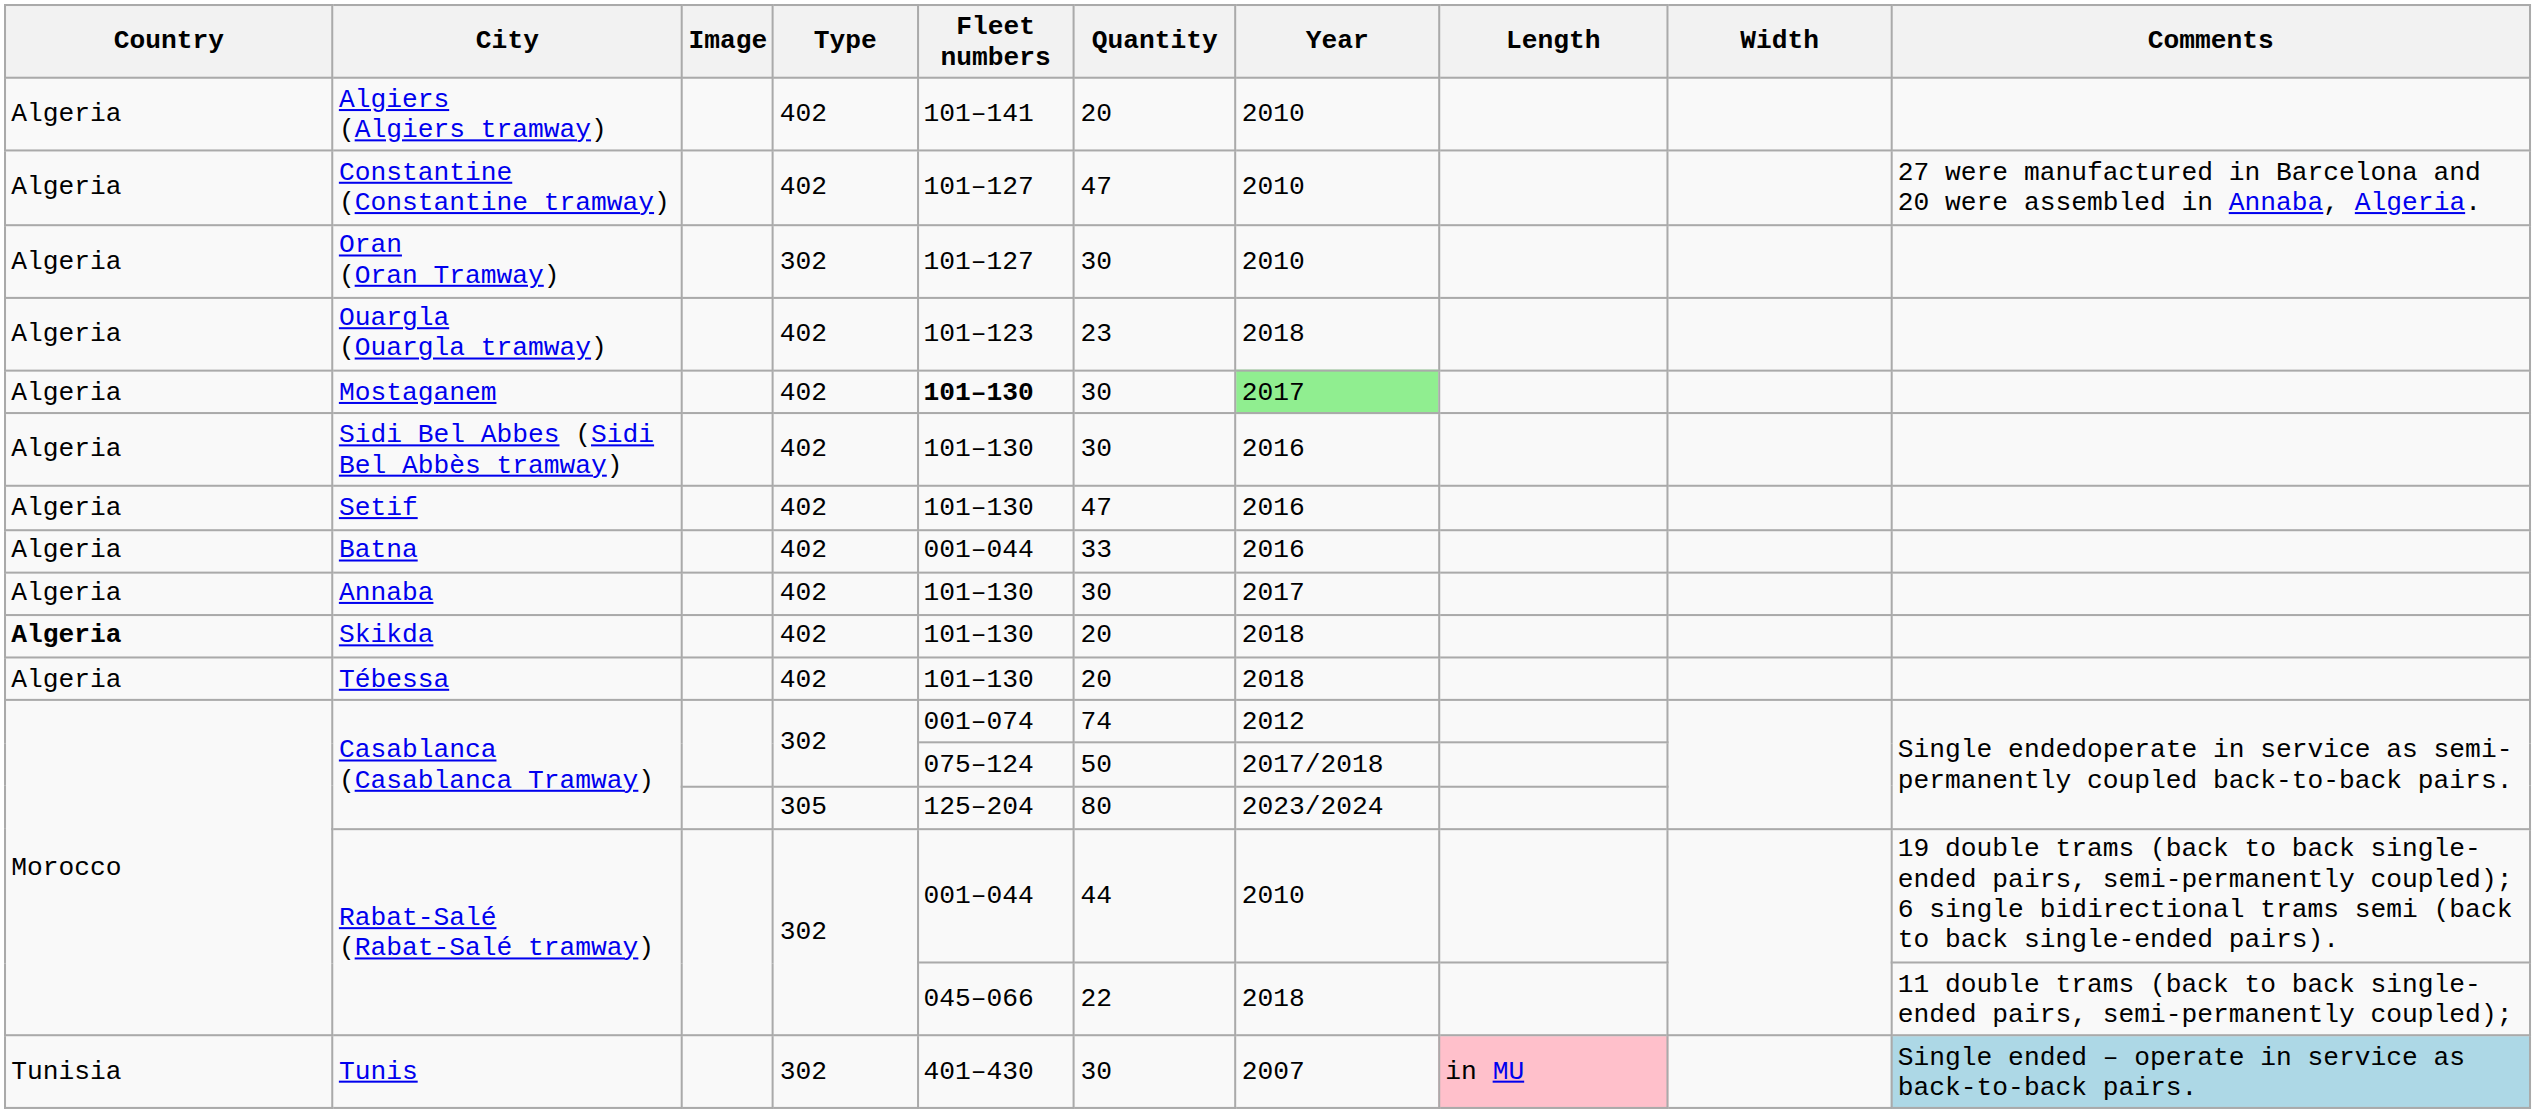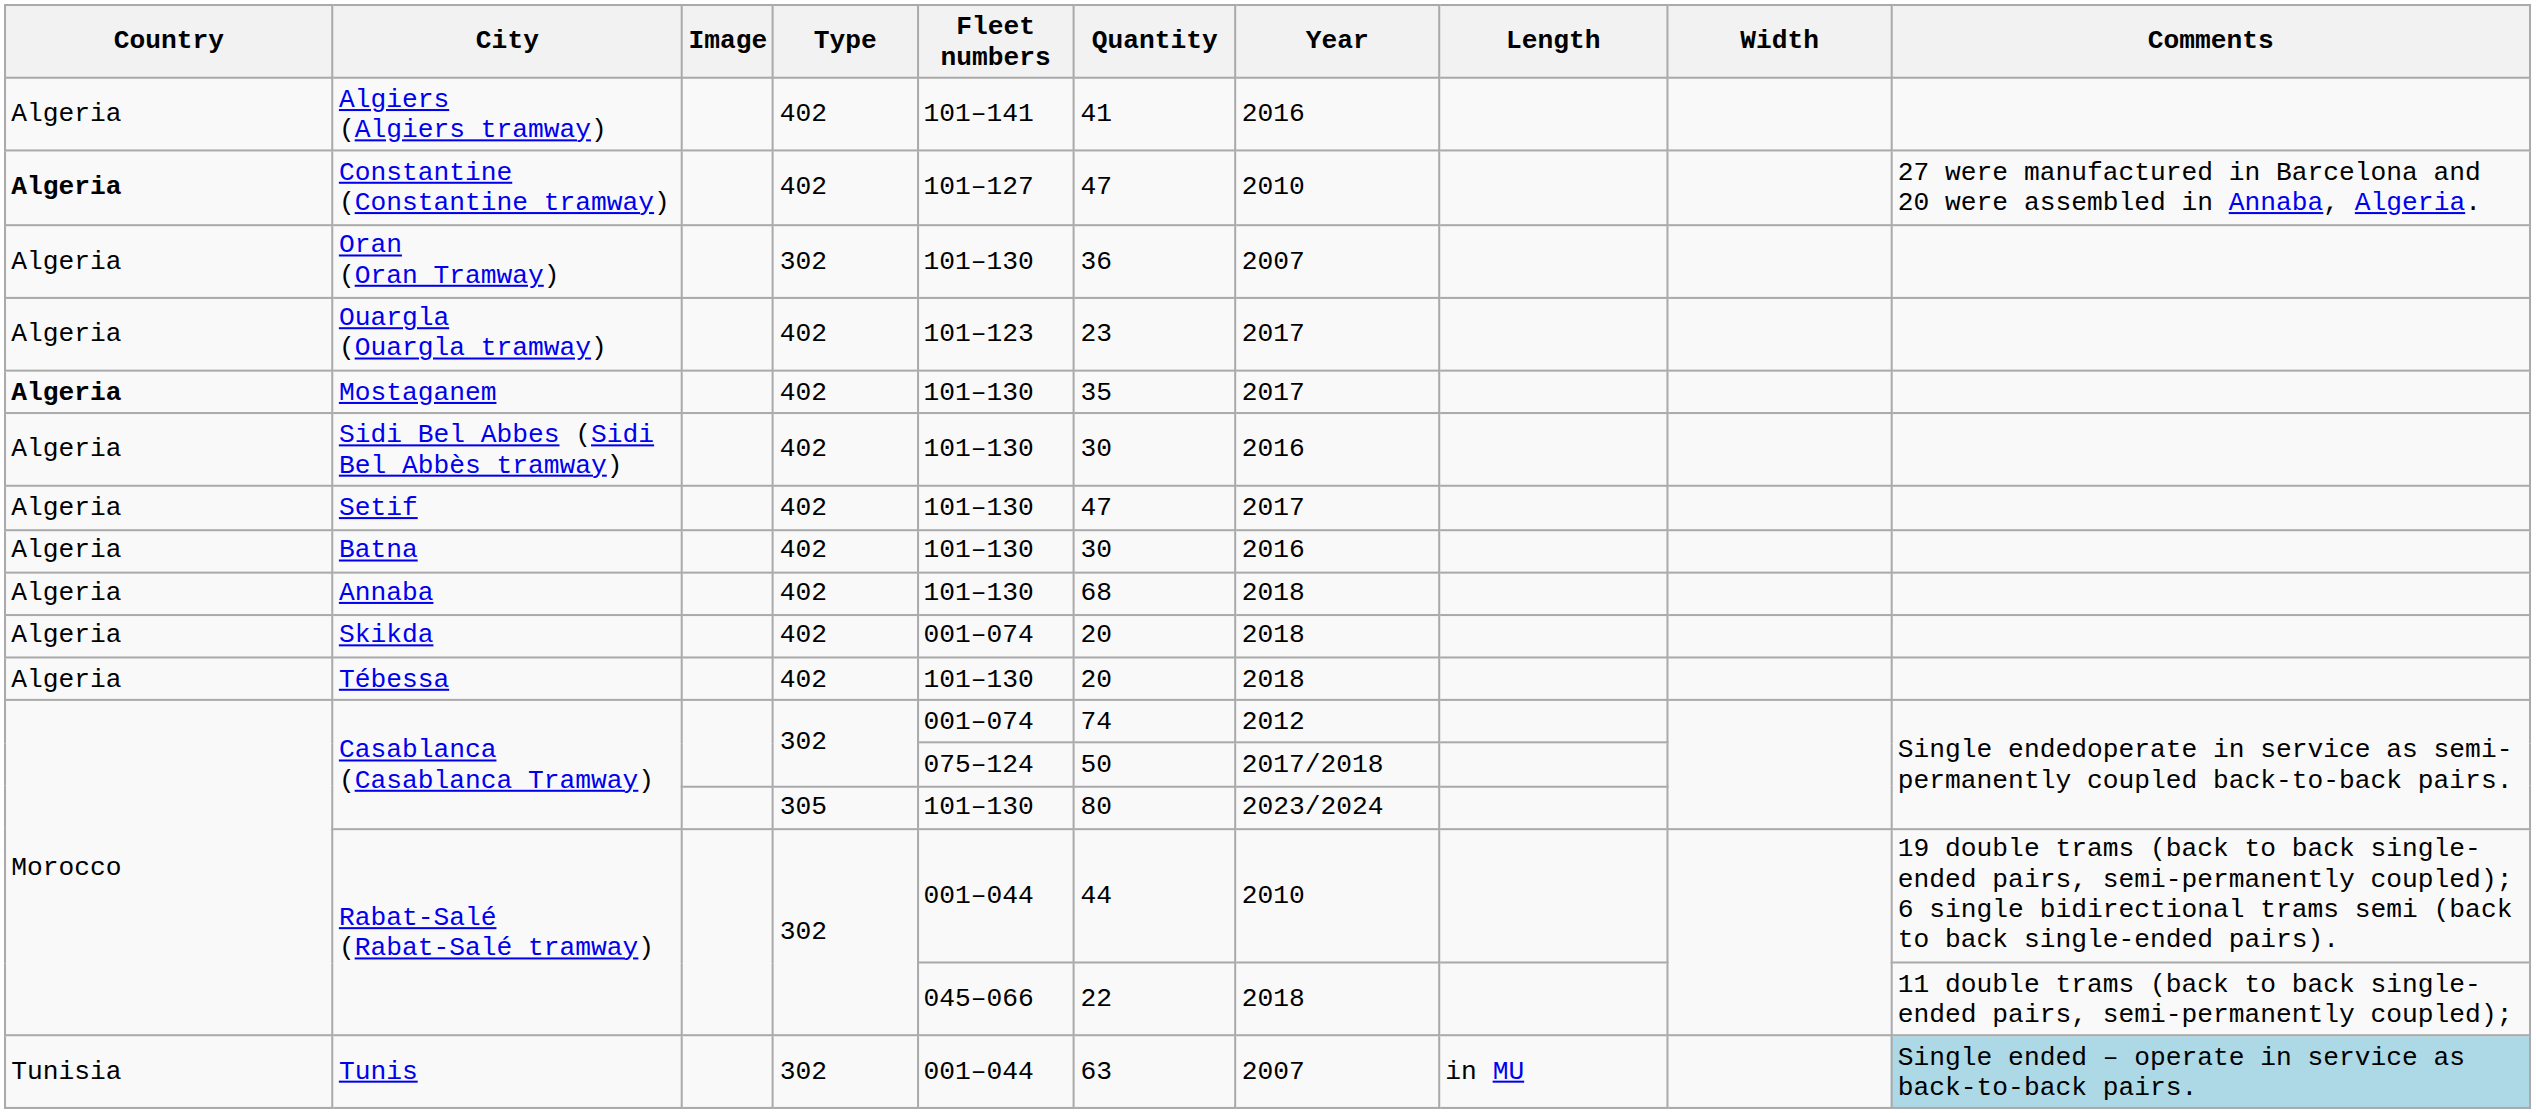(1096, 115) 20 -> (1096, 115) 41
(1273, 115) 2010 -> (1273, 115) 2016
(66, 188) normal -> (66, 188) bold
(979, 261) 101–127 -> (979, 261) 101–130
(1096, 261) 30 -> (1096, 261) 36
(1273, 261) 2010 -> (1273, 261) 2007
(1273, 334) 2018 -> (1273, 334) 2017
(66, 392) normal -> (66, 392) bold
(979, 392) bold -> (979, 392) normal
(1096, 392) 30 -> (1096, 392) 35
(1273, 392) lightgreen background -> (1273, 392) no background
(1273, 508) 2016 -> (1273, 508) 2017
(979, 551) 001–044 -> (979, 551) 101–130
(1096, 551) 33 -> (1096, 551) 30
(1096, 593) 30 -> (1096, 593) 68
(1273, 593) 2017 -> (1273, 593) 2018
(66, 636) bold -> (66, 636) normal
(979, 636) 101–130 -> (979, 636) 001–074
(979, 807) 125–204 -> (979, 807) 101–130
(979, 1072) 401–430 -> (979, 1072) 001–044
(1096, 1072) 30 -> (1096, 1072) 63
(1485, 1072) pink background -> (1485, 1072) no background
